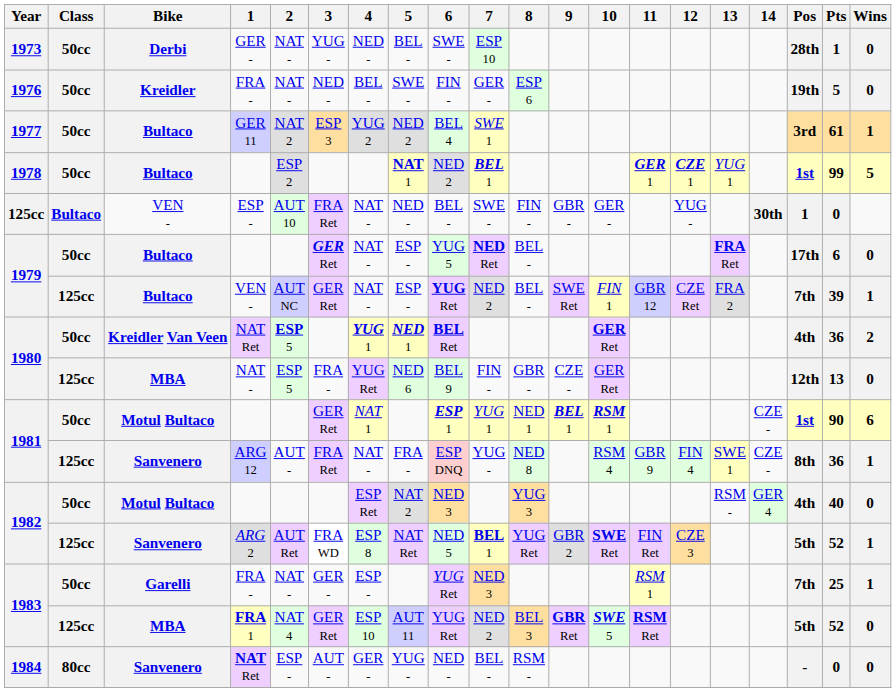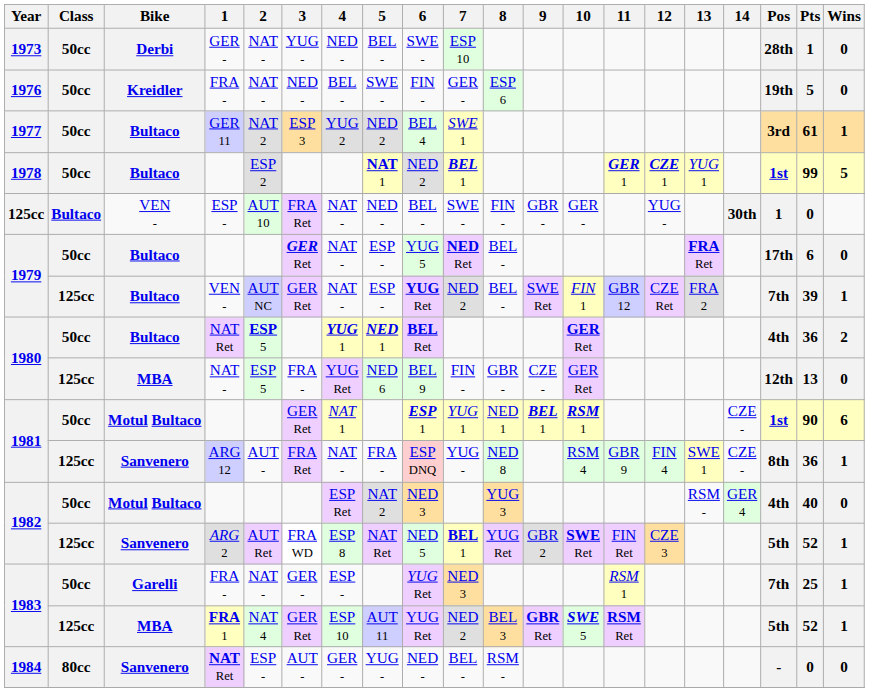(168, 337) Kreidler Van Veen -> (155, 337) Bultaco
(870, 626) 0 -> (844, 626) 1
